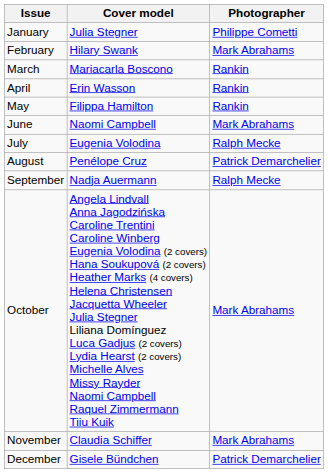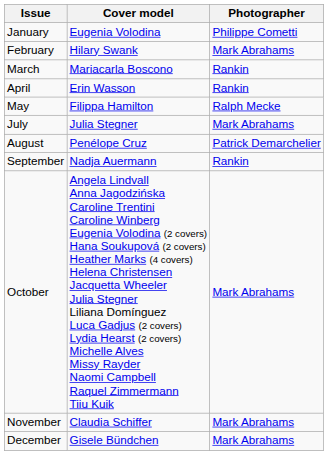(104, 32) Julia Stegner -> (115, 32) Eugenia Volodina
(231, 106) Rankin -> (246, 106) Ralph Mecke
- row: (20, 124)
(115, 143) Eugenia Volodina -> (104, 124) Julia Stegner
(246, 143) Ralph Mecke -> (253, 124) Mark Abrahams
(246, 180) Ralph Mecke -> (231, 161) Rankin
(267, 459) Patrick Demarchelier -> (253, 440) Mark Abrahams
